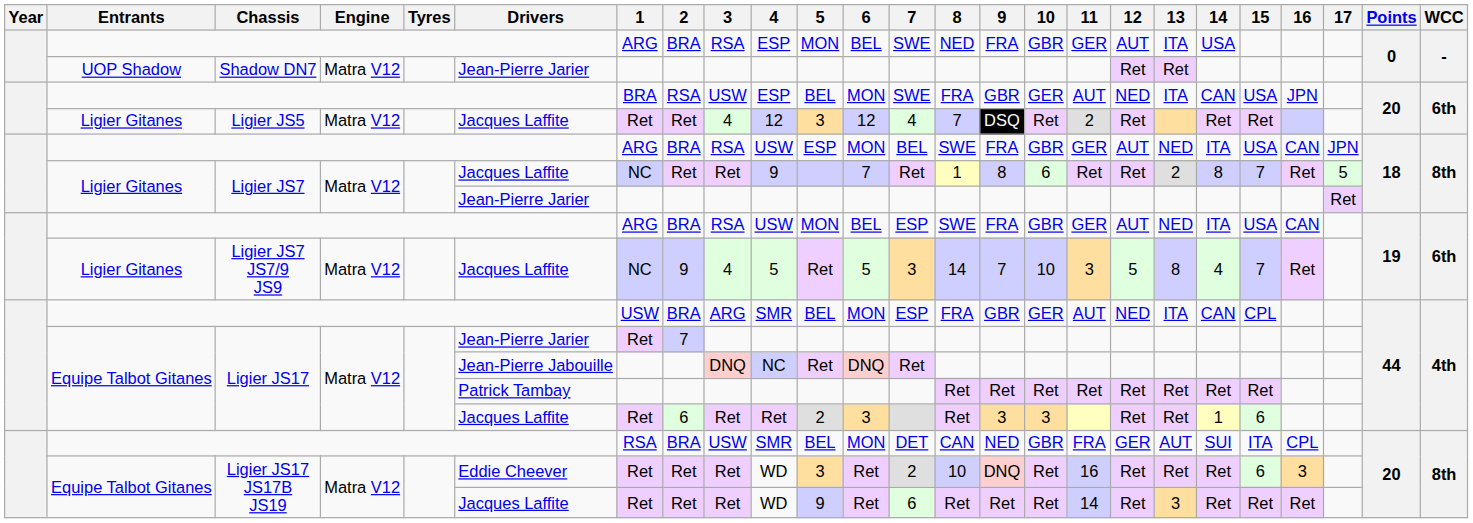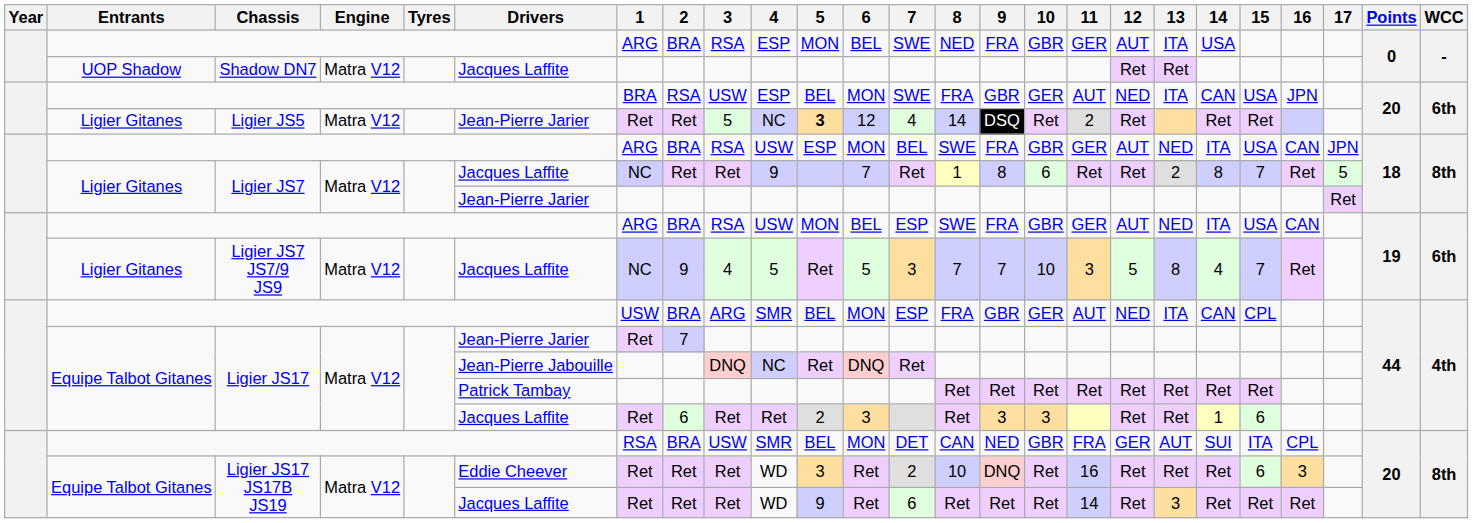(524, 69) Jean-Pierre Jarier -> (514, 69) Jacques Laffite
(514, 121) Jacques Laffite -> (524, 121) Jean-Pierre Jarier
(728, 121) 4 -> (728, 121) 5
(774, 121) 12 -> (774, 121) NC
(820, 121) normal -> (820, 121) bold
(957, 121) 7 -> (957, 121) 14
(957, 269) 14 -> (957, 269) 7
